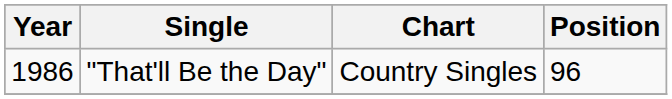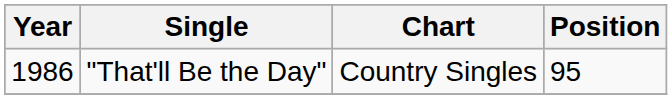(566, 71) 96 -> (566, 71) 95
